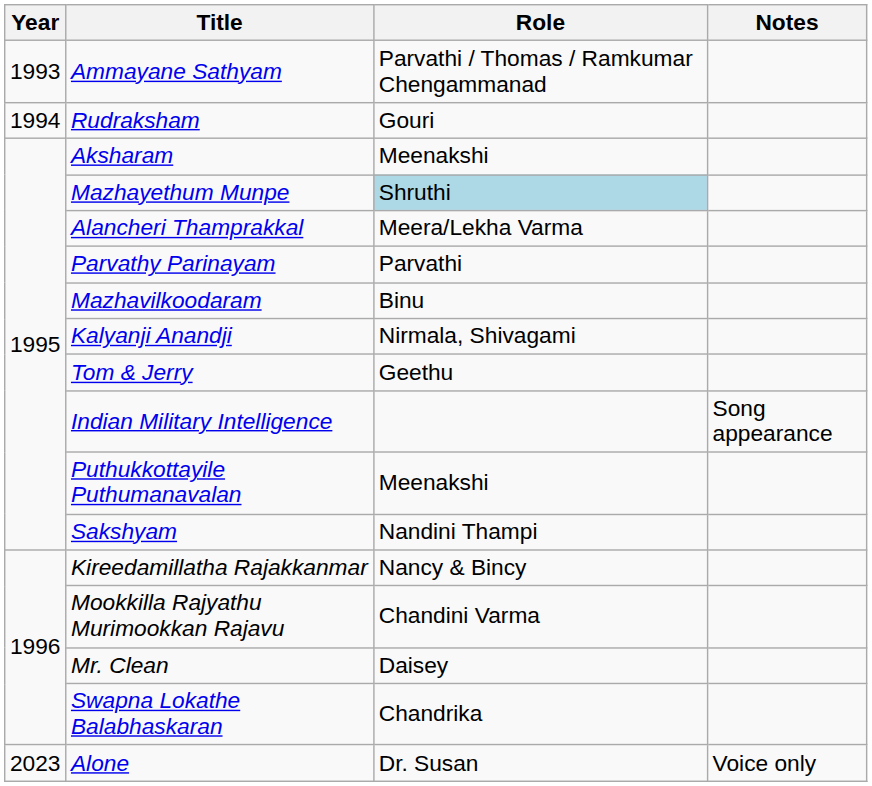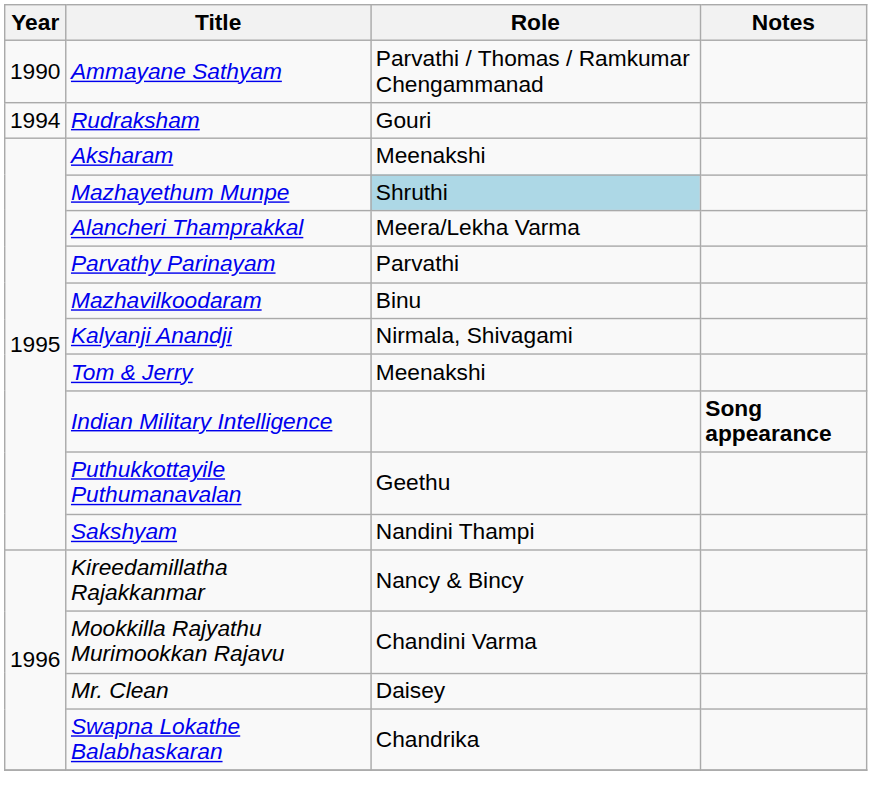(35, 71) 1993 -> (35, 71) 1990
(416, 372) Geethu -> (431, 372) Meenakshi
(773, 421) normal -> (768, 421) bold
(434, 482) Meenakshi -> (413, 482) Geethu
- row: (100, 762)
